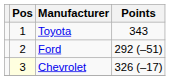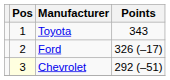(139, 49) 292 (–51) -> (139, 49) 326 (–17)
(139, 67) 326 (–17) -> (139, 67) 292 (–51)
